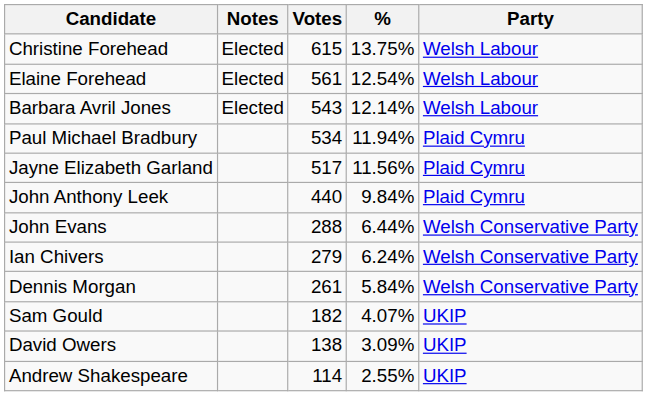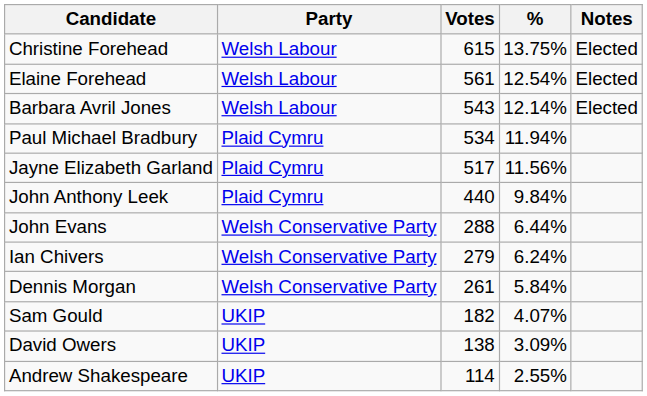columns swapped: (530, 19) <-> (253, 19)
